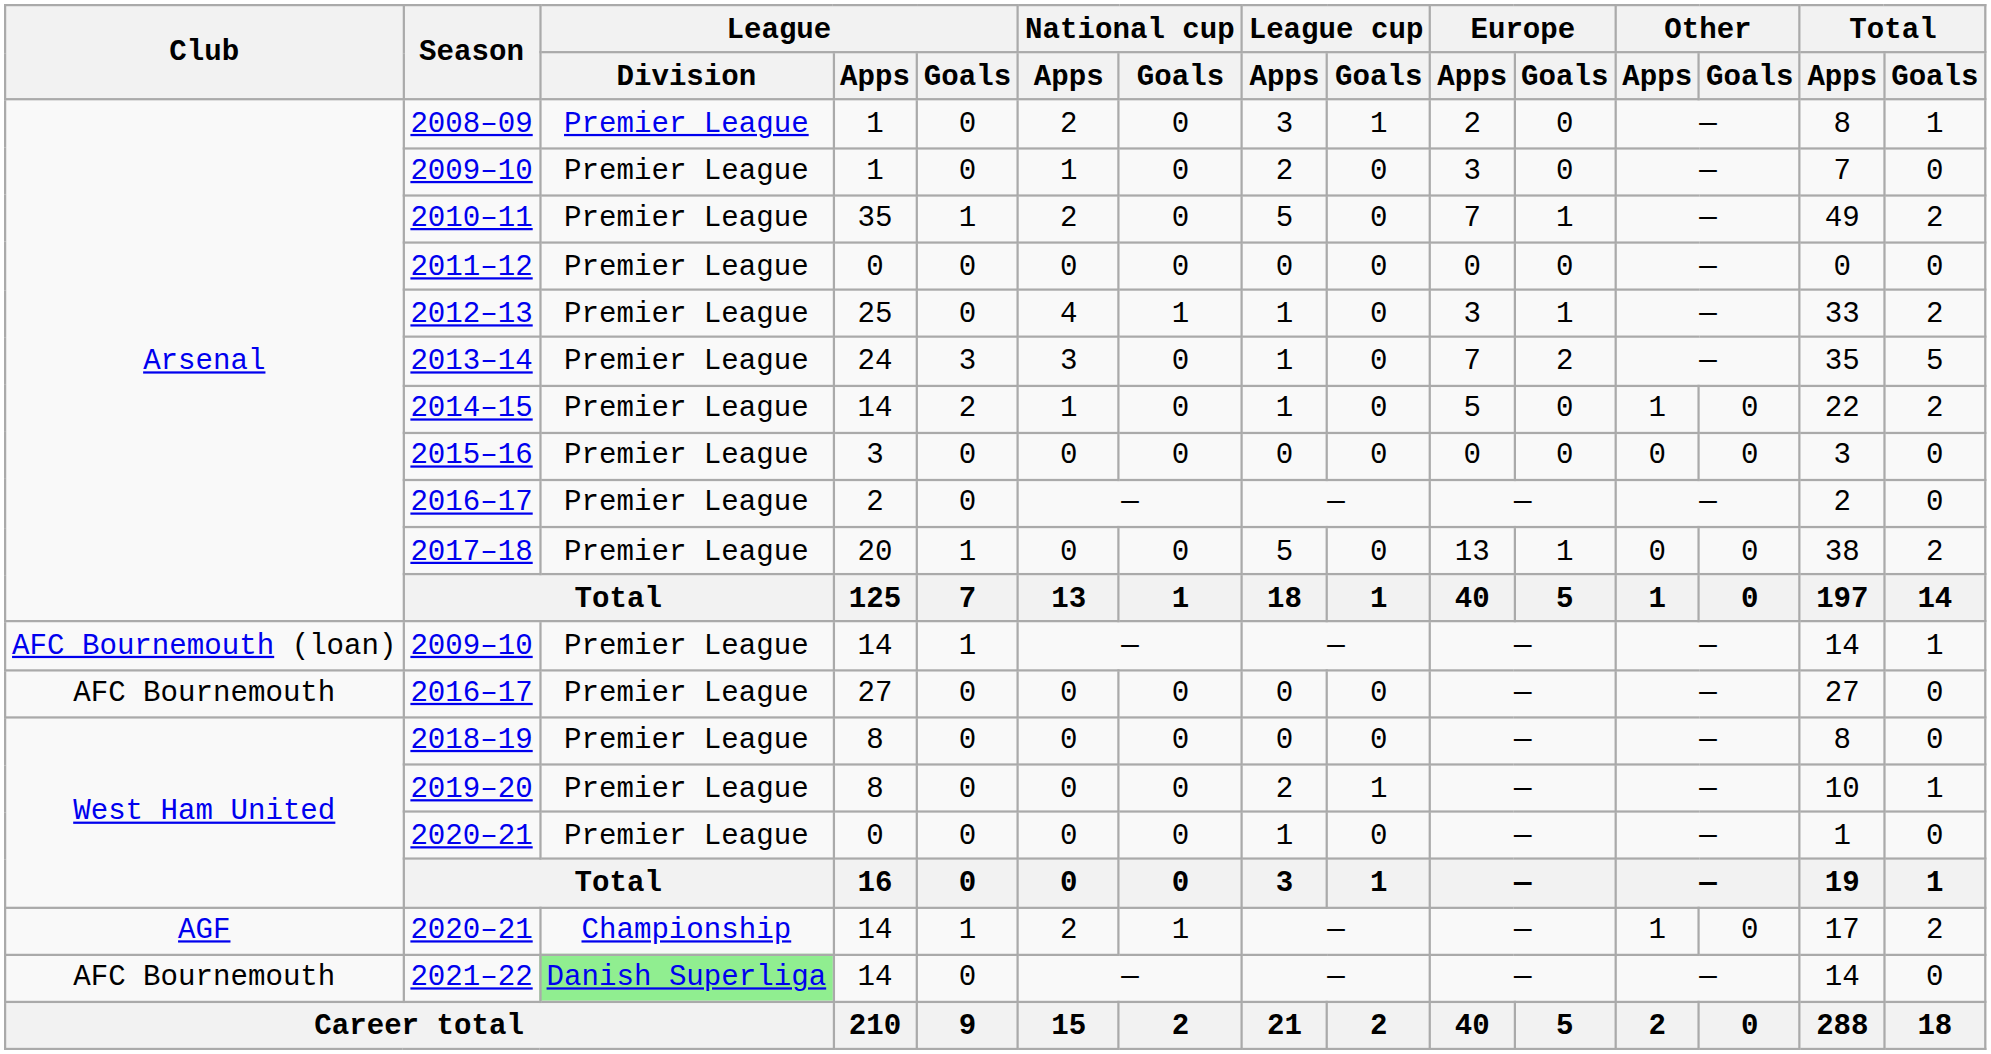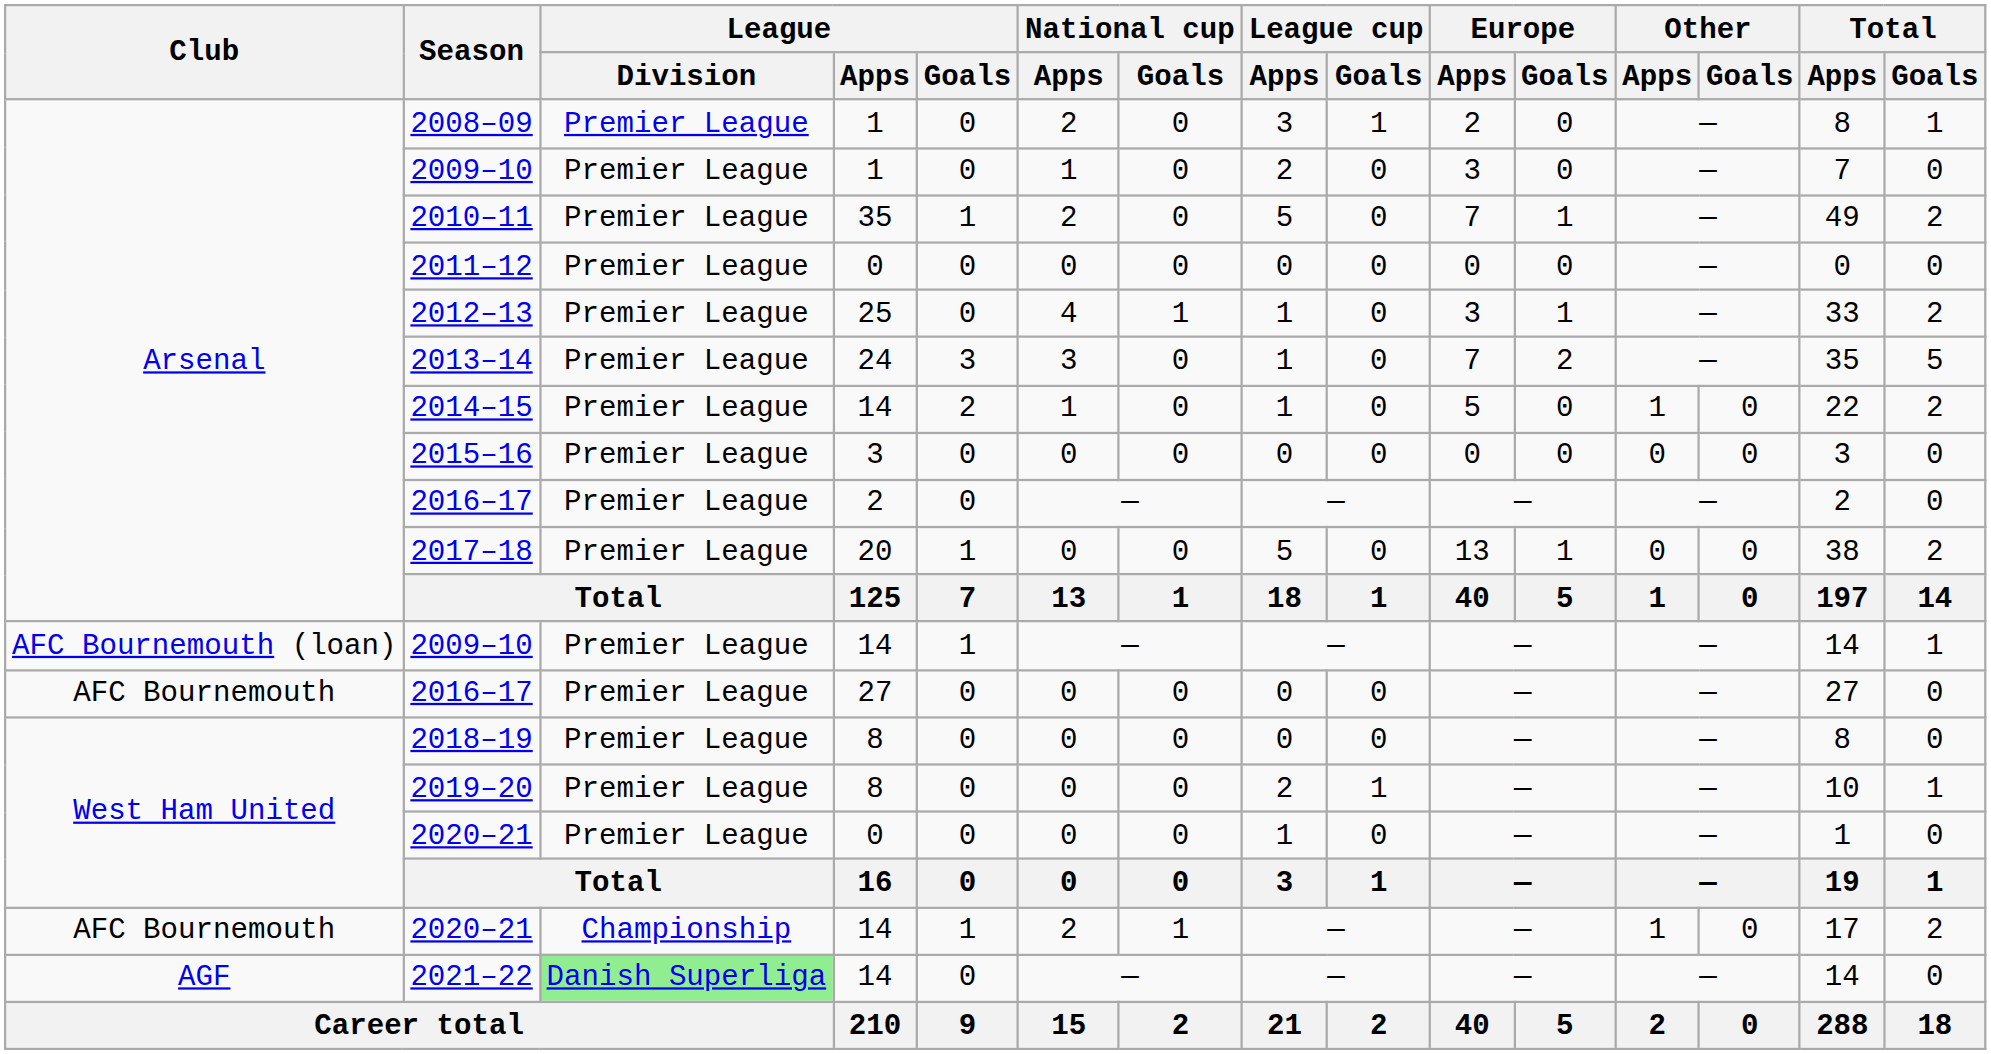(204, 931) AGF -> (204, 931) AFC Bournemouth
(204, 978) AFC Bournemouth -> (204, 978) AGF
